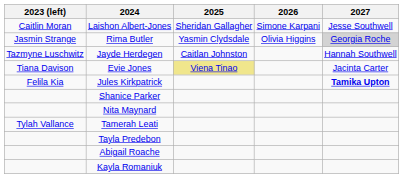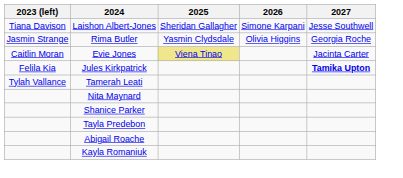(45, 26) Caitlin Moran -> (37, 26) Tiana Davison
(360, 40) lightgrey background -> (341, 40) no background
- row: (130, 54)
(45, 68) Tiana Davison -> (37, 54) Caitlin Moran
rows swapped: (130, 125) <-> (130, 96)
